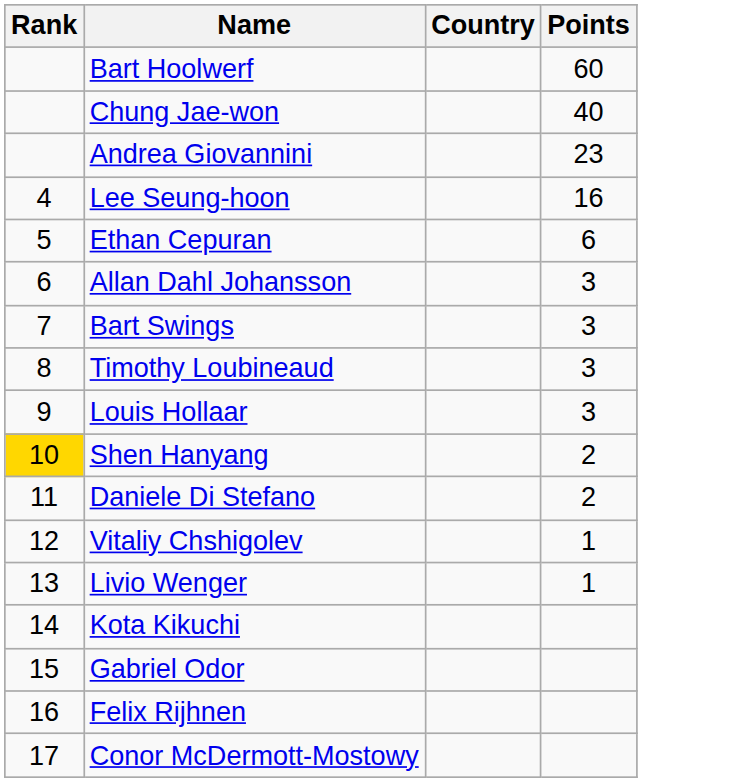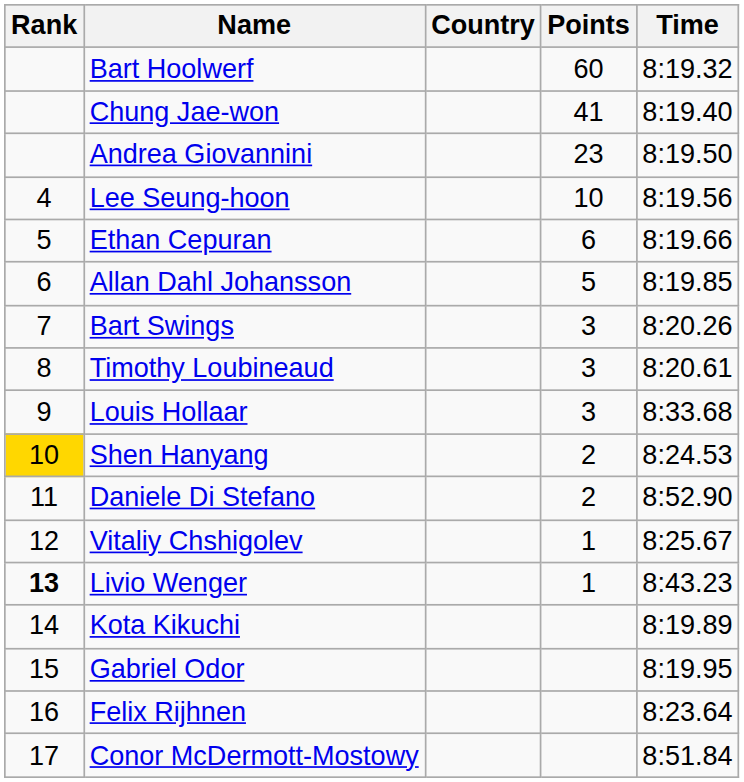+ column: (687, 25)
(589, 111) 40 -> (589, 111) 41
(589, 197) 16 -> (589, 197) 10
(589, 283) 3 -> (589, 283) 5
(44, 583) normal -> (44, 583) bold
